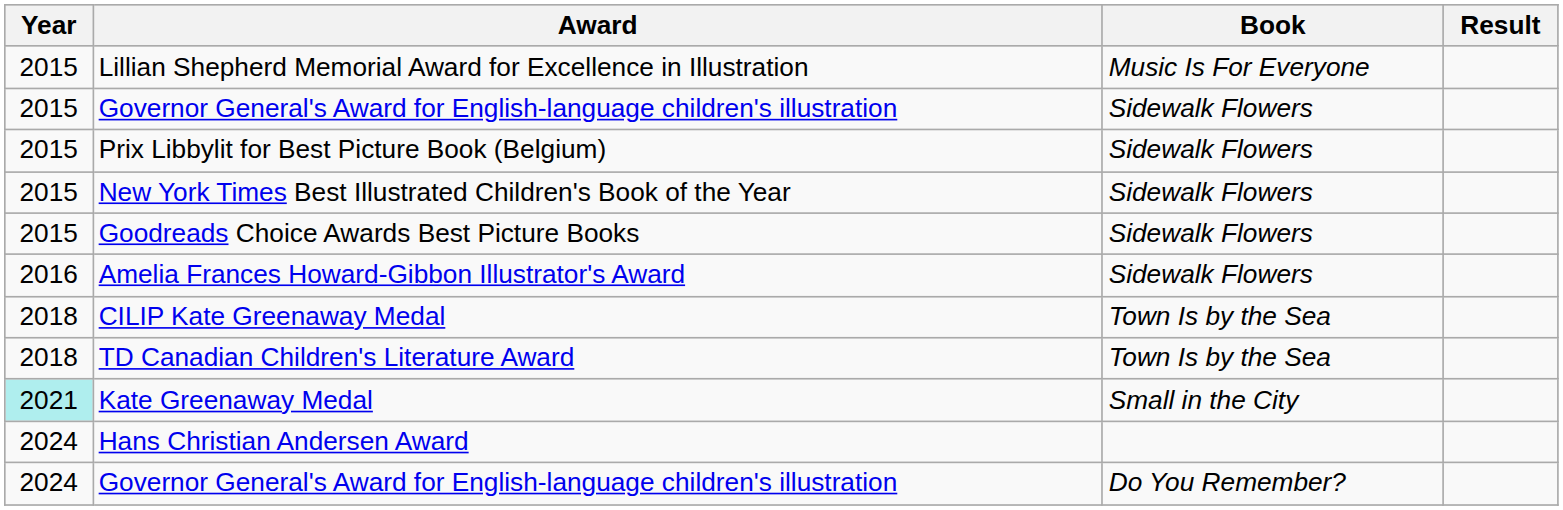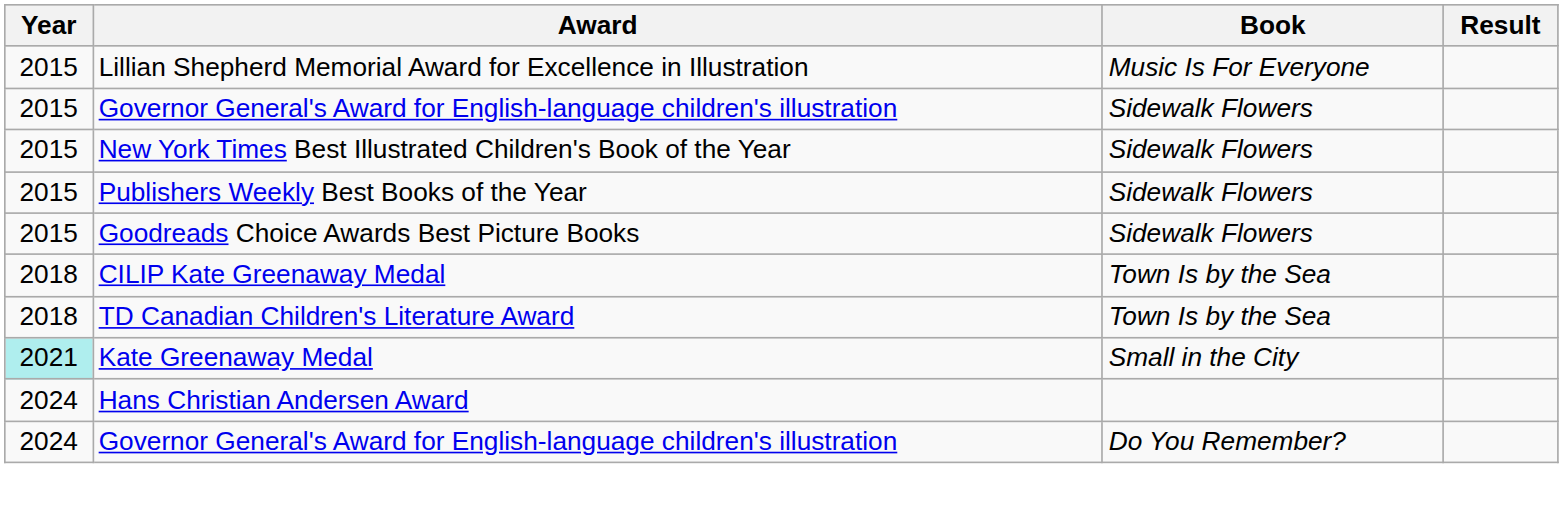- row: (352, 150)
+ row: (343, 191)
- row: (392, 274)
